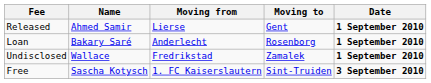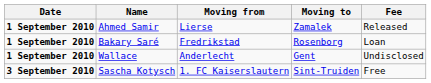columns swapped: (380, 12) <-> (37, 12)
(277, 27) Gent -> (313, 27) Zamalek
(180, 41) Anderlecht -> (210, 41) Fredrikstad
(182, 56) Fredrikstad -> (207, 56) Anderlecht
(285, 56) Zamalek -> (304, 56) Gent
